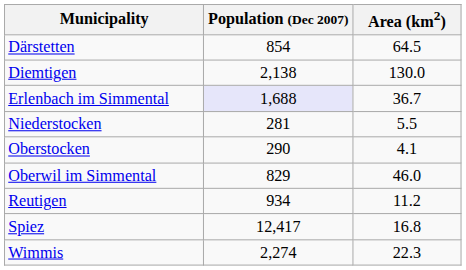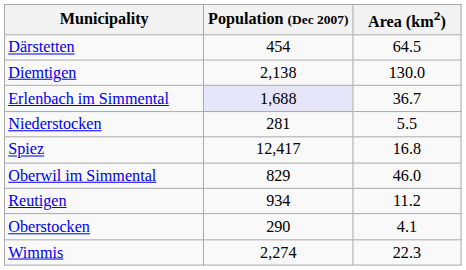(278, 47) 854 -> (278, 47) 454
rows swapped: (49, 149) <-> (26, 226)
